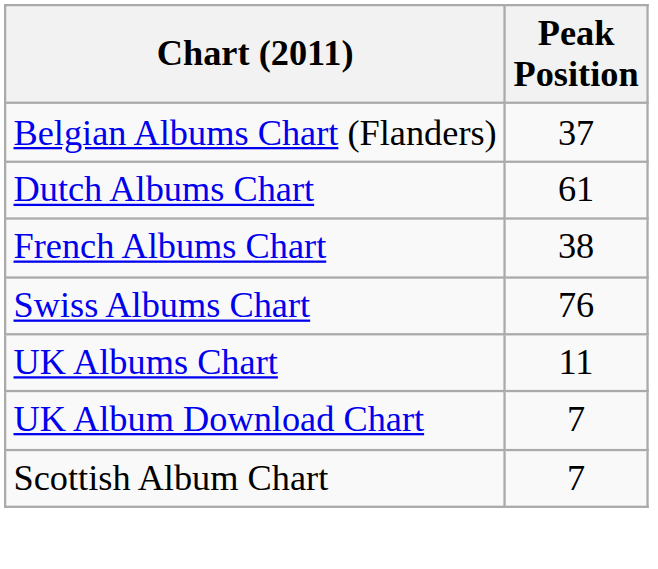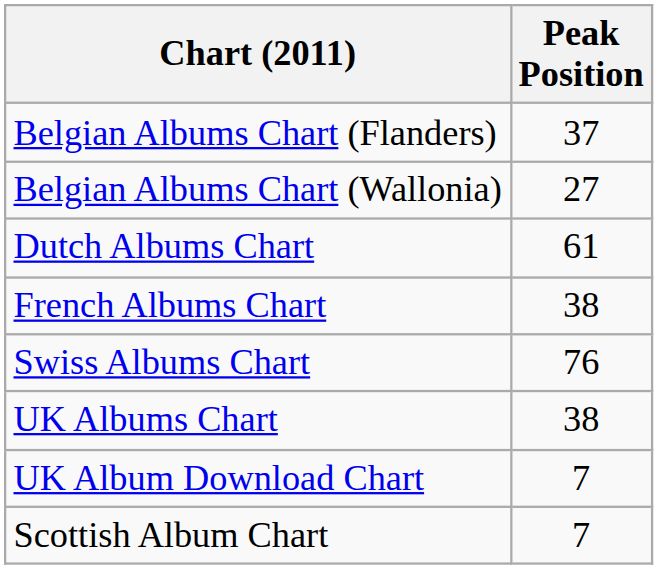+ row: (258, 189)
(576, 362) 11 -> (581, 419) 38
